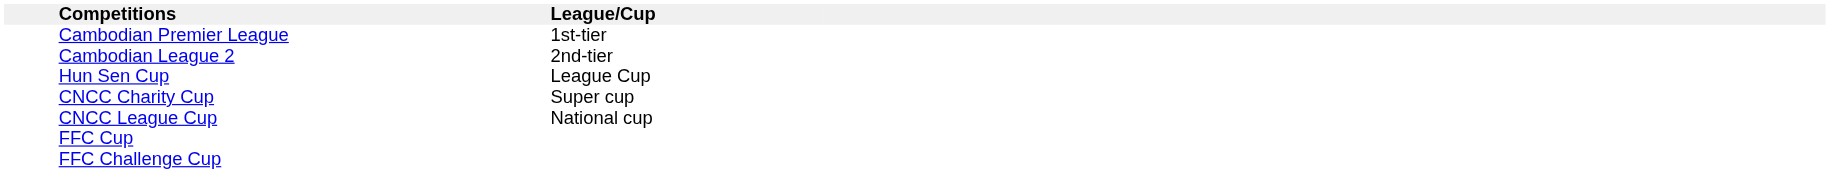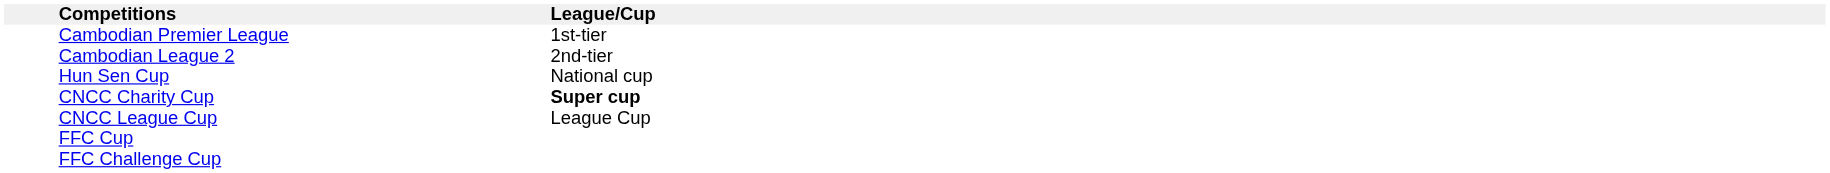(601, 76) League Cup -> (602, 76) National cup
(592, 97) normal -> (595, 97) bold
(602, 117) National cup -> (601, 117) League Cup
